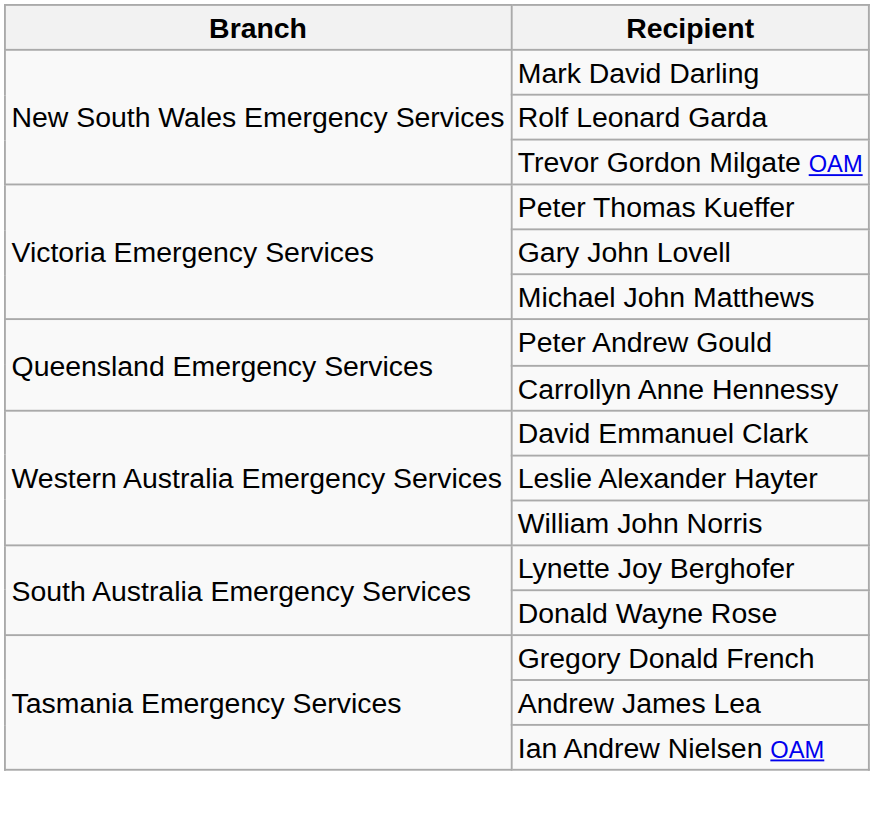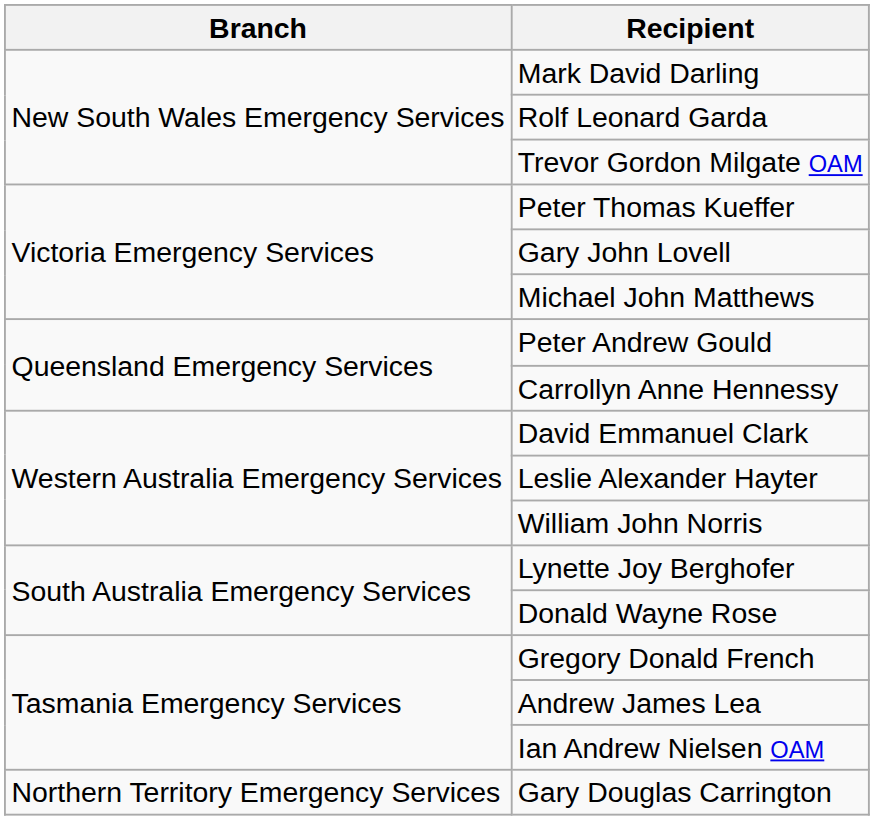+ row: (675, 793)
